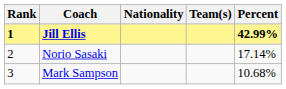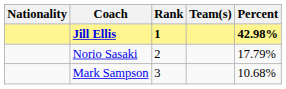columns swapped: (22, 14) <-> (154, 14)
(258, 34) 42.99% -> (258, 34) 42.98%
(257, 53) 17.14% -> (257, 53) 17.79%
